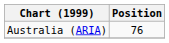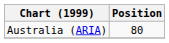(137, 30) 76 -> (137, 30) 80
